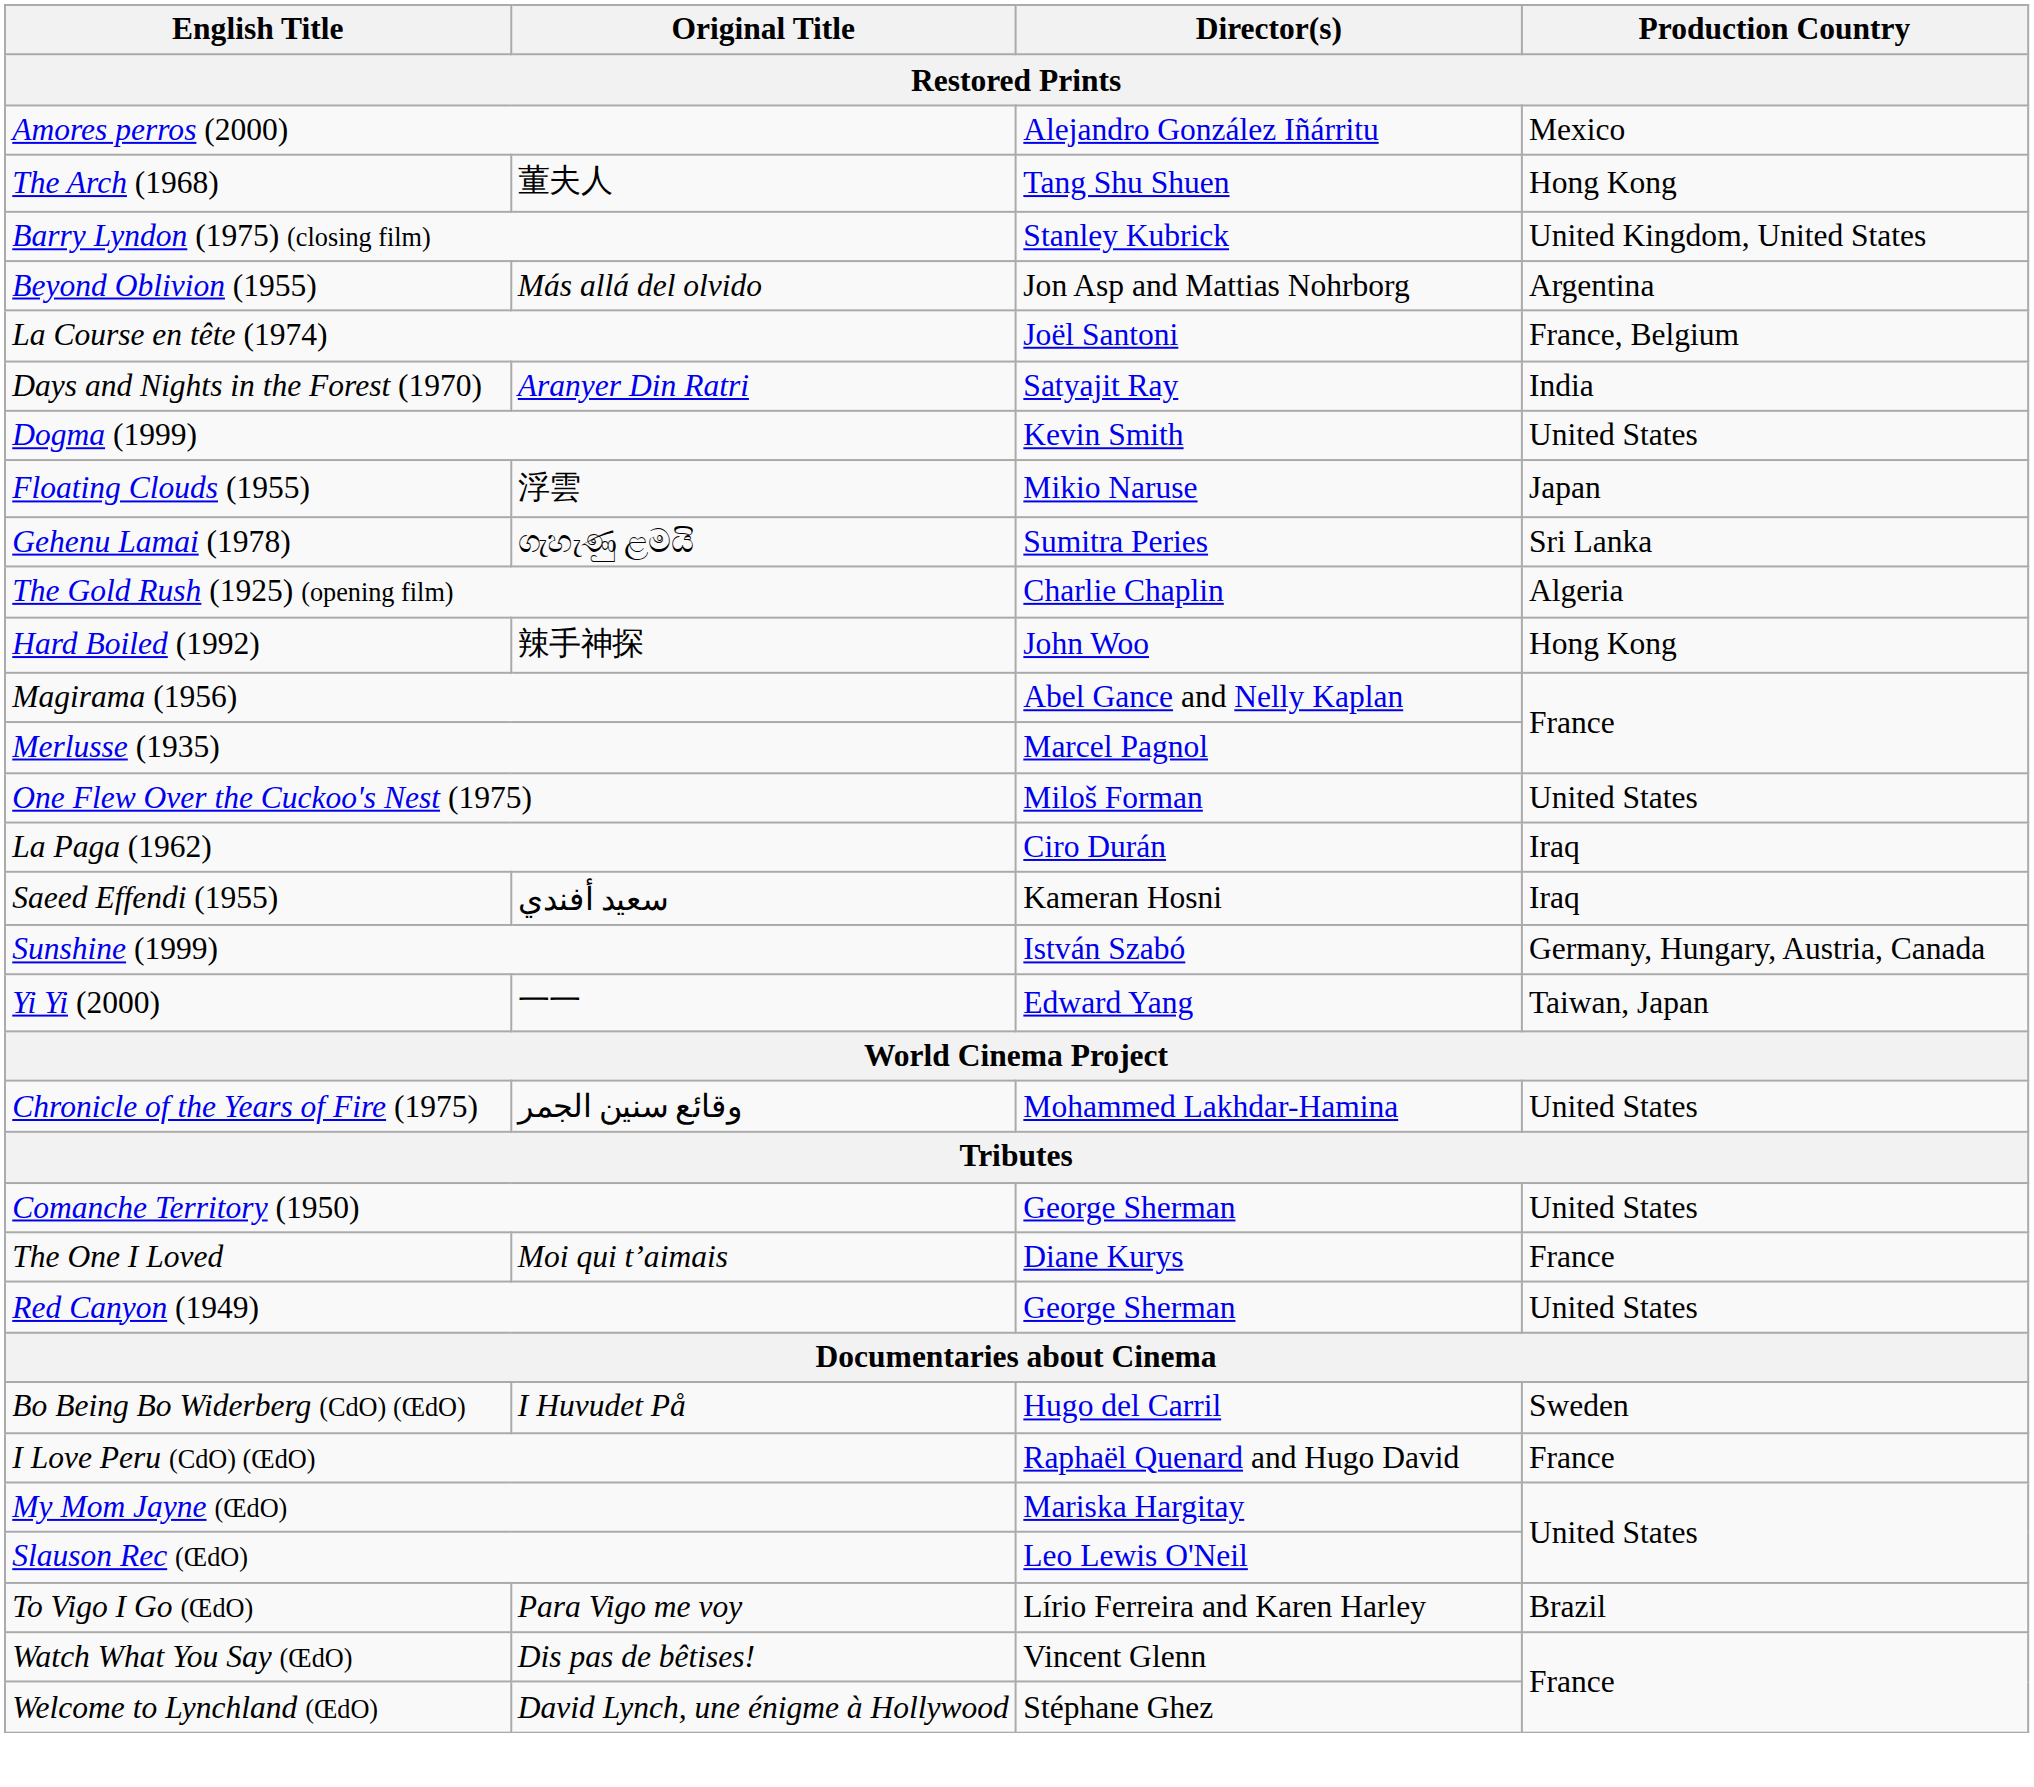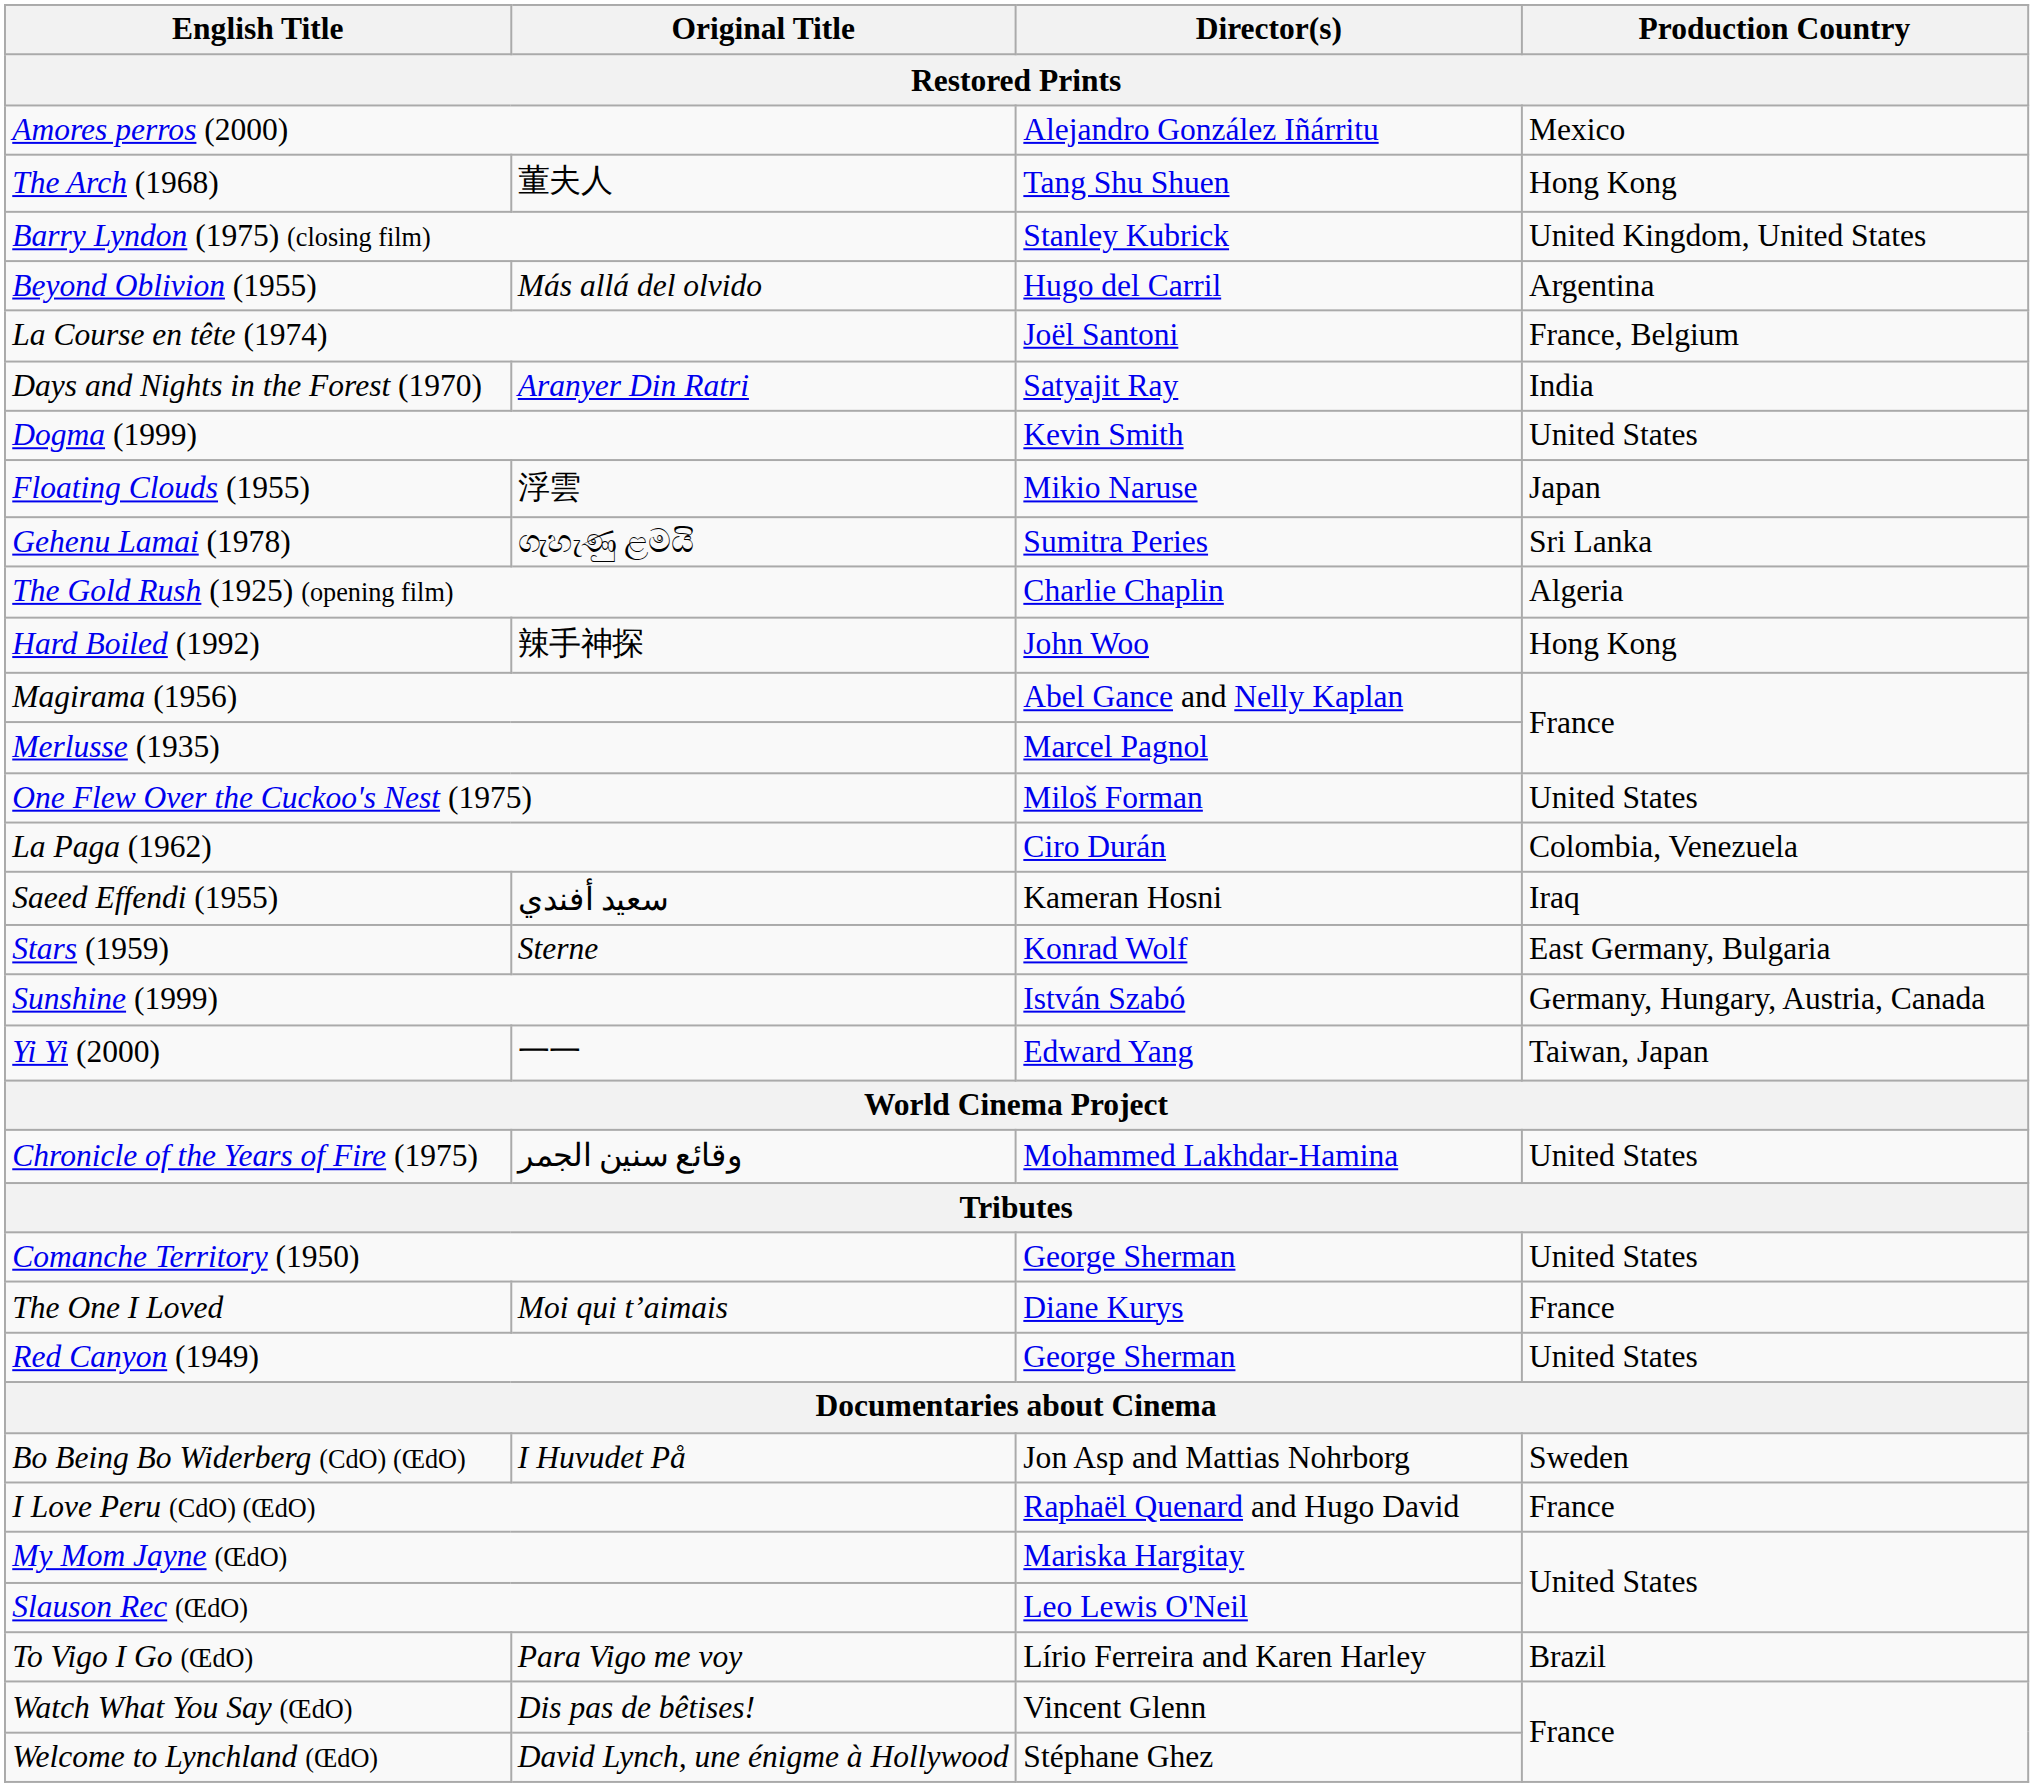(1217, 285) Jon Asp and Mattias Nohrborg -> (1122, 285) Hugo del Carril
(1554, 847) Iraq -> (1663, 847) Colombia, Venezuela
+ row: (91, 948)
(1122, 1406) Hugo del Carril -> (1217, 1456) Jon Asp and Mattias Nohrborg
